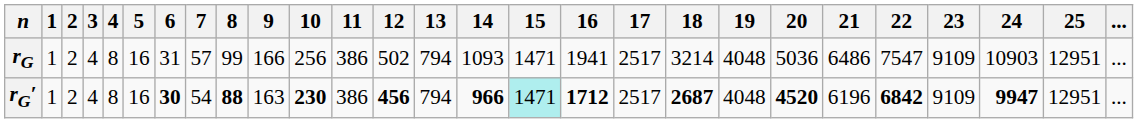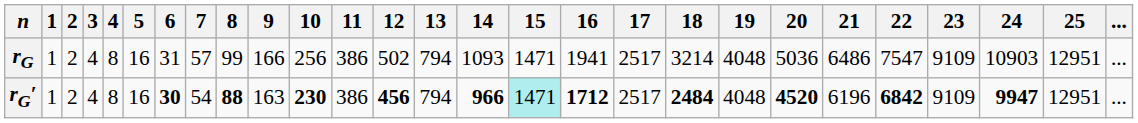(692, 97) 2687 -> (692, 97) 2484
